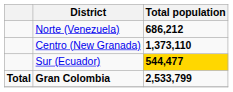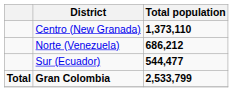rows swapped: (78, 29) <-> (88, 45)
(164, 62) gold background -> (164, 62) no background
